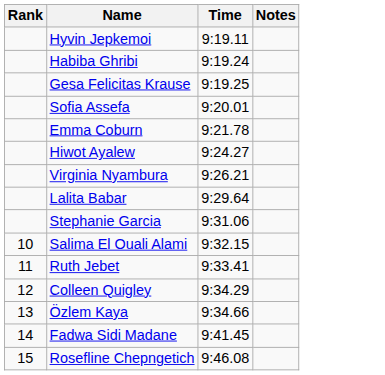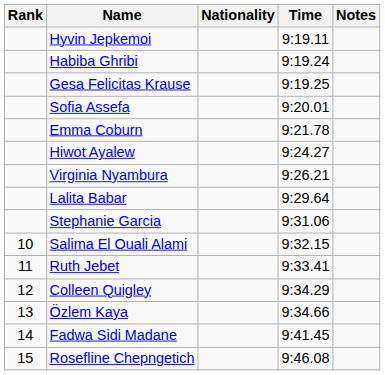+ column: (238, 15)
